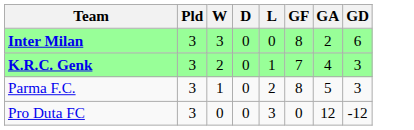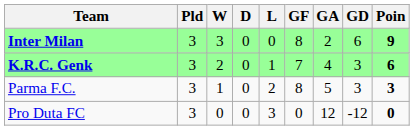+ column: (391, 16)
